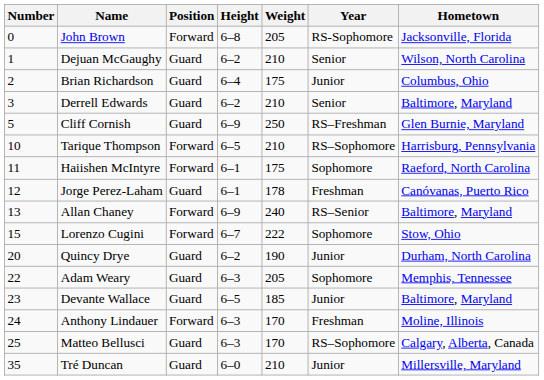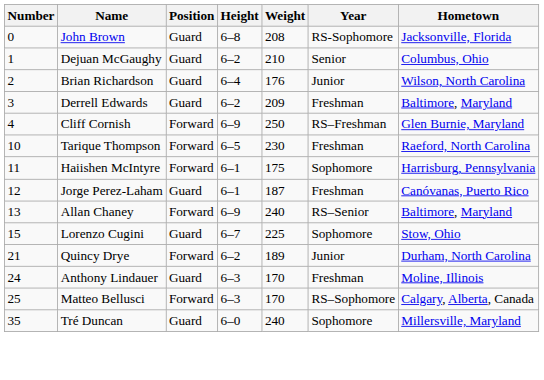(191, 37) Forward -> (185, 37) Guard
(275, 37) 205 -> (275, 37) 208
(463, 59) Wilson, North Carolina -> (445, 59) Columbus, Ohio
(275, 81) 175 -> (275, 81) 176
(445, 81) Columbus, Ohio -> (463, 81) Wilson, North Carolina
(275, 102) 210 -> (275, 102) 209
(329, 102) Senior -> (337, 102) Freshman
(11, 124) 5 -> (11, 124) 4
(185, 124) Guard -> (191, 124) Forward
(275, 146) 210 -> (275, 146) 230
(353, 146) RS–Sophomore -> (337, 146) Freshman
(468, 146) Harrisburg, Pennsylvania -> (466, 146) Raeford, North Carolina
(466, 168) Raeford, North Carolina -> (468, 168) Harrisburg, Pennsylvania
(275, 190) 178 -> (275, 190) 187
(191, 233) Forward -> (185, 233) Guard
(275, 233) 222 -> (275, 233) 225
(14, 255) 20 -> (14, 255) 21
(185, 255) Guard -> (191, 255) Forward
(275, 255) 190 -> (275, 255) 189
- row: (95, 277)
- row: (105, 299)
(191, 320) Forward -> (185, 277) Guard
(185, 342) Guard -> (191, 299) Forward
(275, 364) 210 -> (275, 320) 240
(328, 364) Junior -> (342, 320) Sophomore
